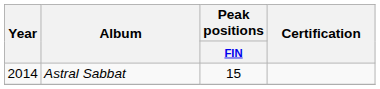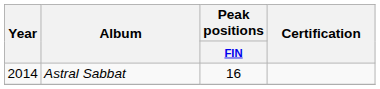(234, 73) 15 -> (234, 73) 16
